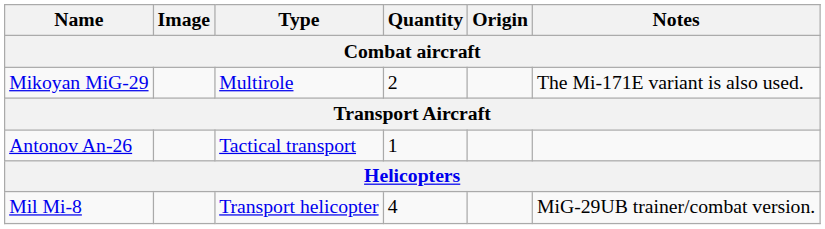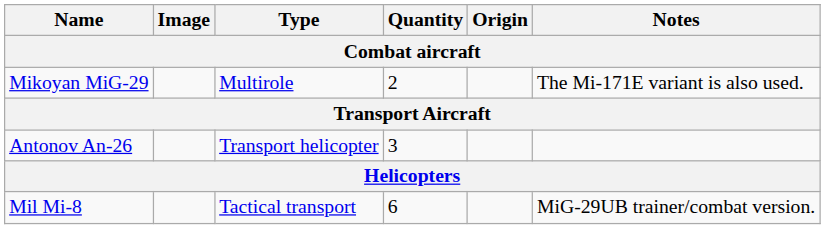(288, 144) Tactical transport -> (299, 144) Transport helicopter
(393, 144) 1 -> (393, 144) 3
(299, 207) Transport helicopter -> (288, 207) Tactical transport
(393, 207) 4 -> (393, 207) 6
